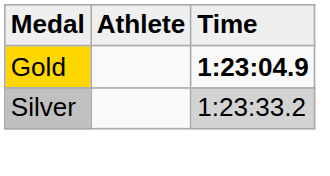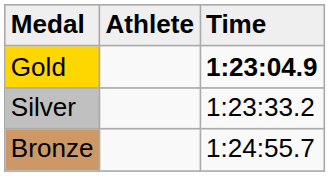(252, 107) lightgrey background -> (260, 107) no background
+ row: (52, 149)
